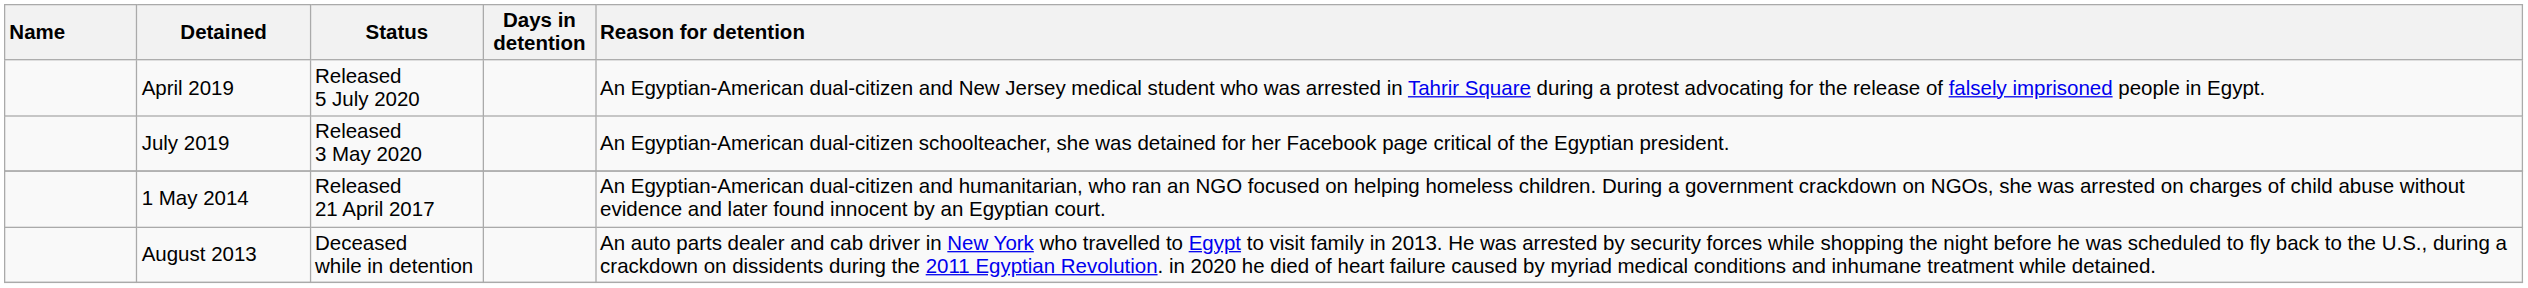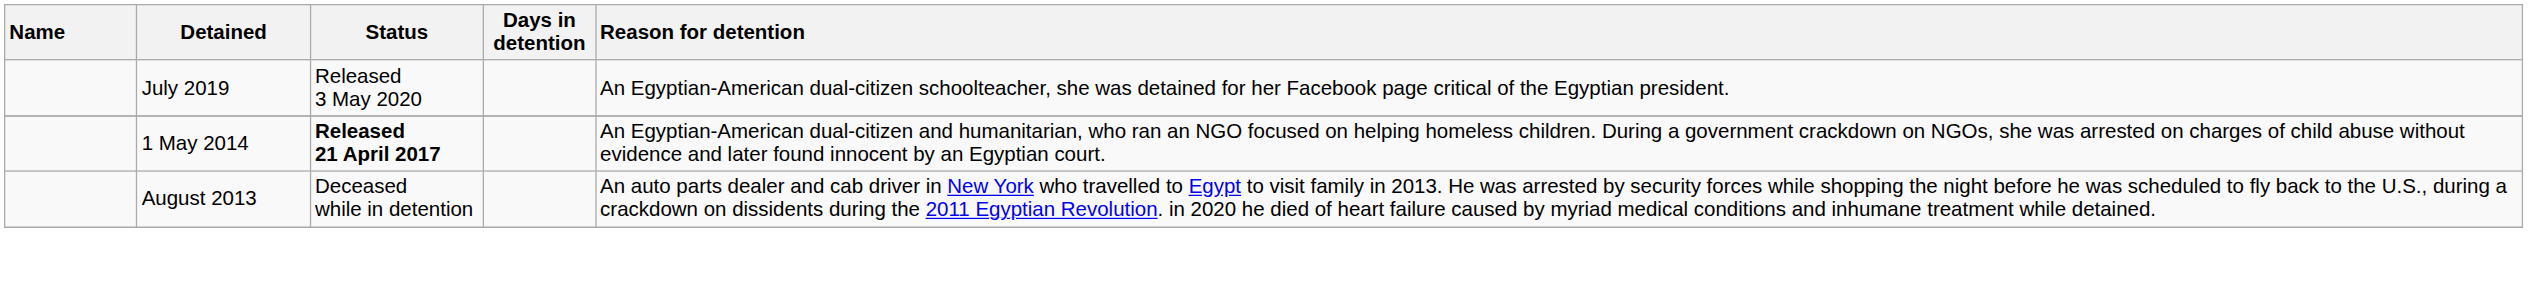- row: (188, 87)
(375, 198) normal -> (378, 143) bold
